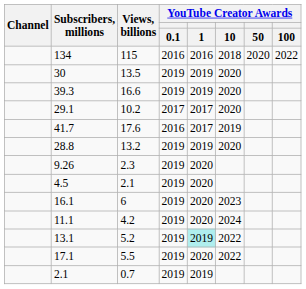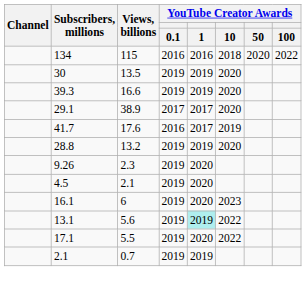(130, 110) 10.2 -> (130, 110) 38.9
- row: (64, 219)
(128, 238) 5.2 -> (128, 219) 5.6
